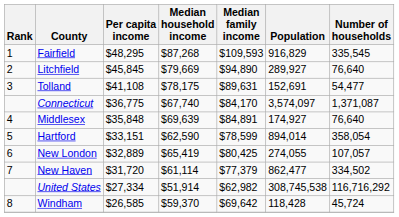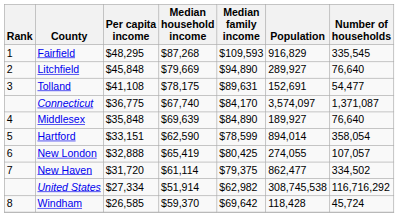(125, 70) $45,845 -> (125, 70) $45,848
(238, 120) $84,891 -> (238, 120) $84,890
(287, 120) 174,927 -> (287, 120) 189,927
(125, 153) $32,889 -> (125, 153) $32,888
(238, 170) $77,379 -> (238, 170) $79,375
